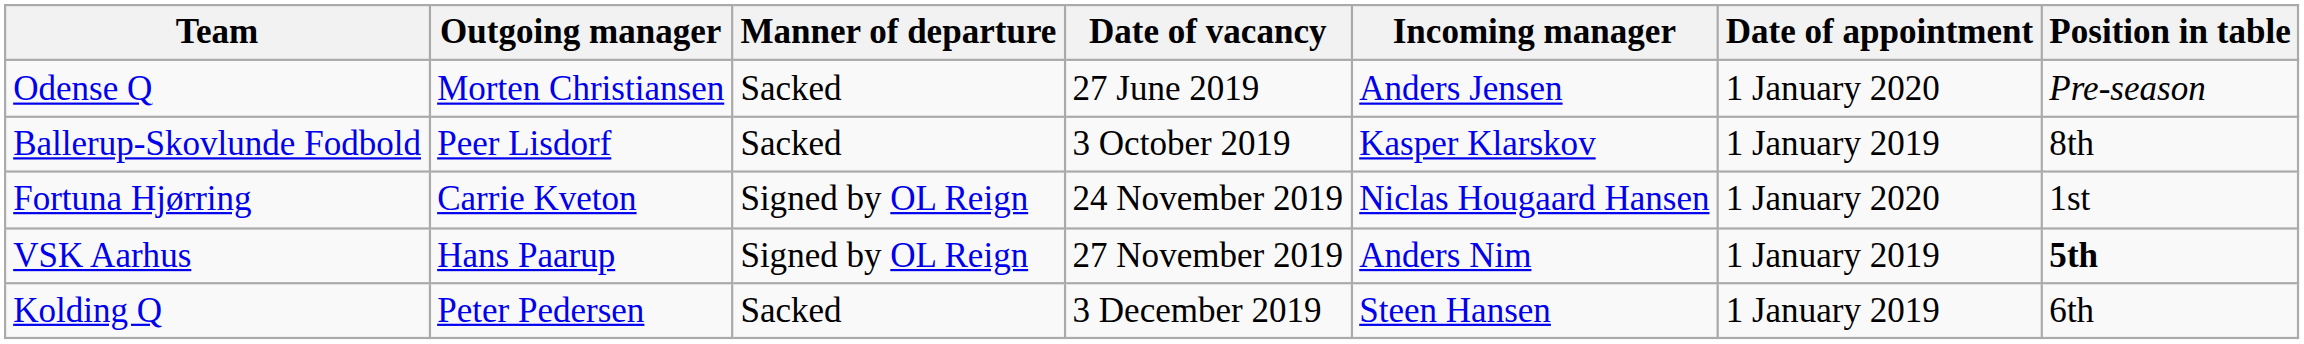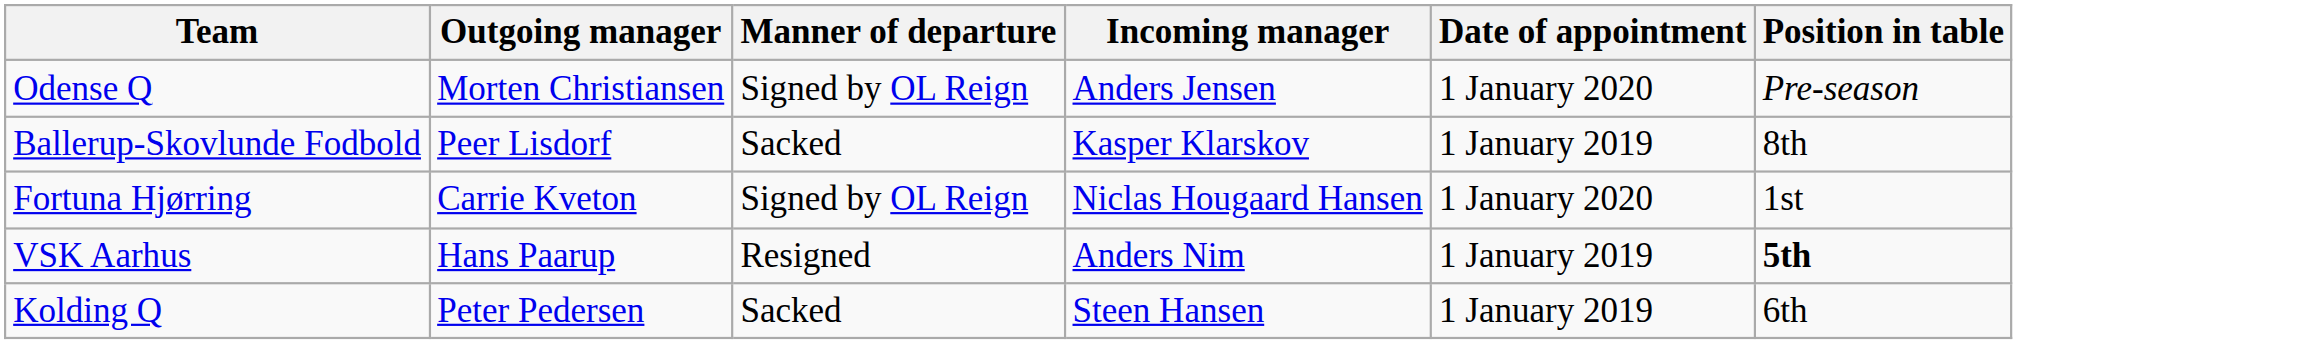- column: (1208, 32)
(791, 87) Sacked -> (884, 87) Signed by OL Reign
(884, 254) Signed by OL Reign -> (806, 254) Resigned
